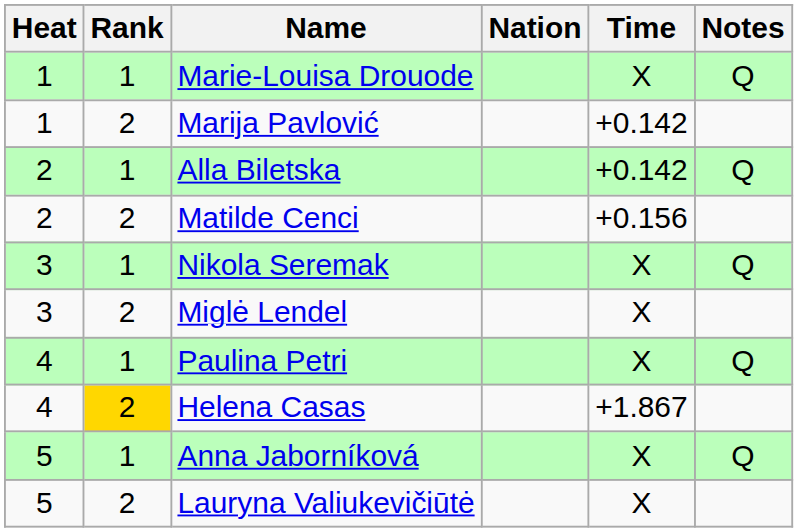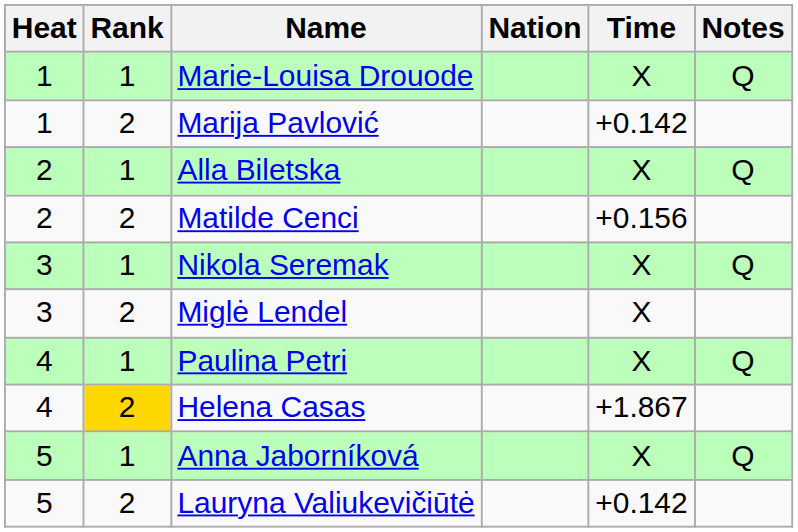(641, 170) +0.142 -> (641, 170) X
(641, 502) X -> (641, 502) +0.142
